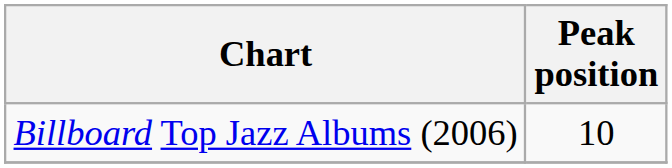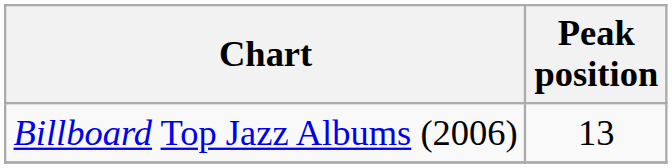(596, 132) 10 -> (596, 132) 13
